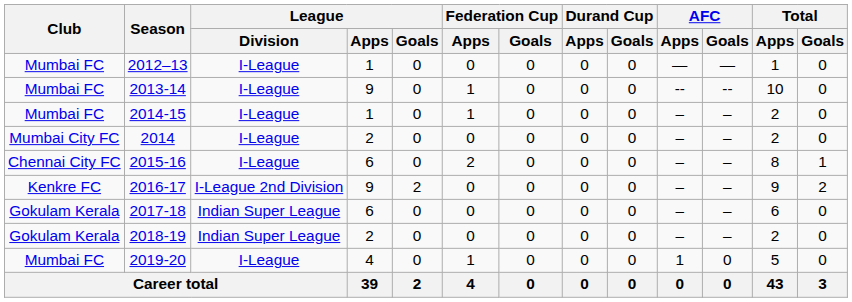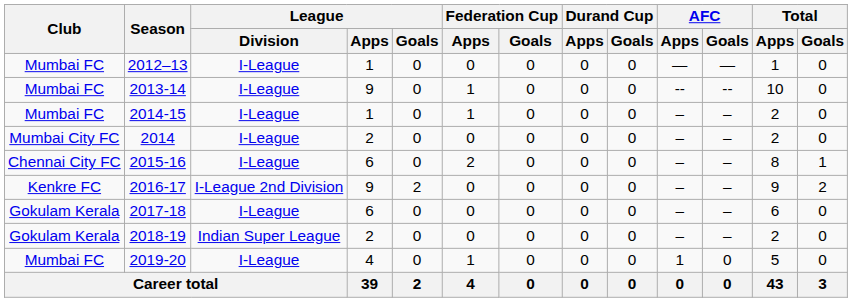(269, 211) Indian Super League -> (269, 211) I-League
